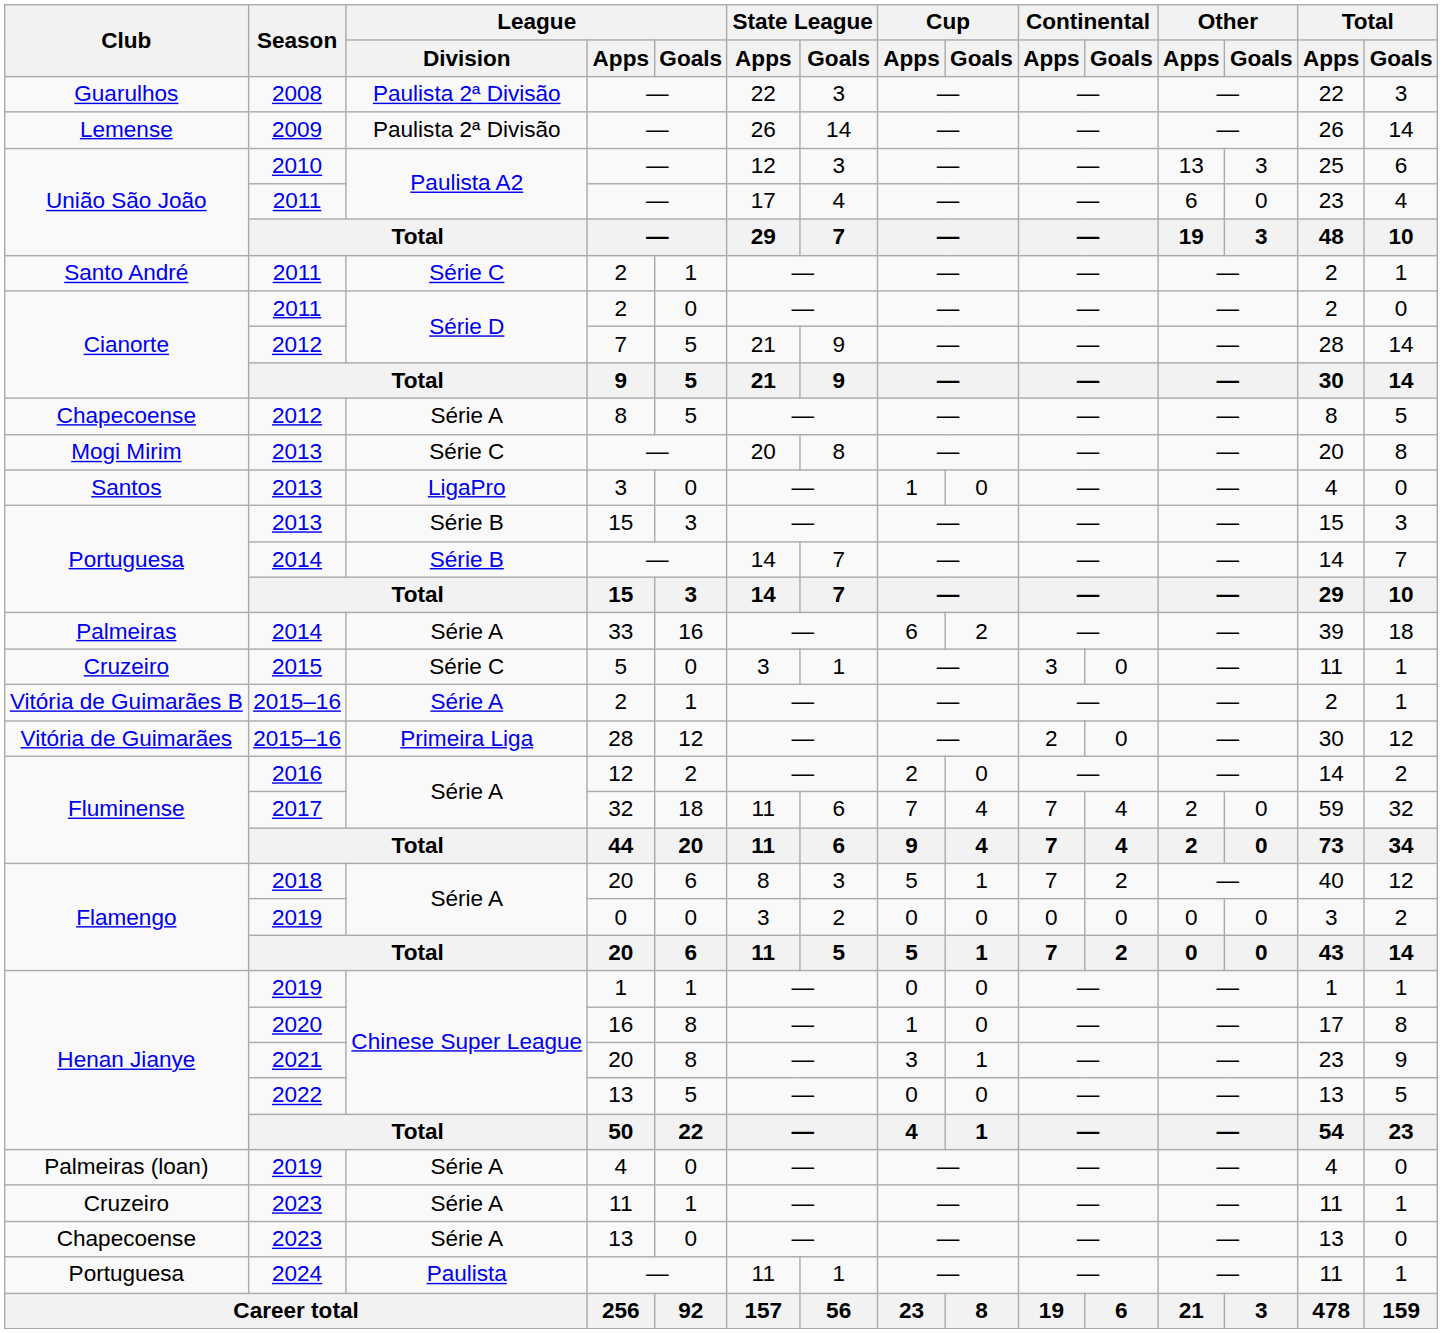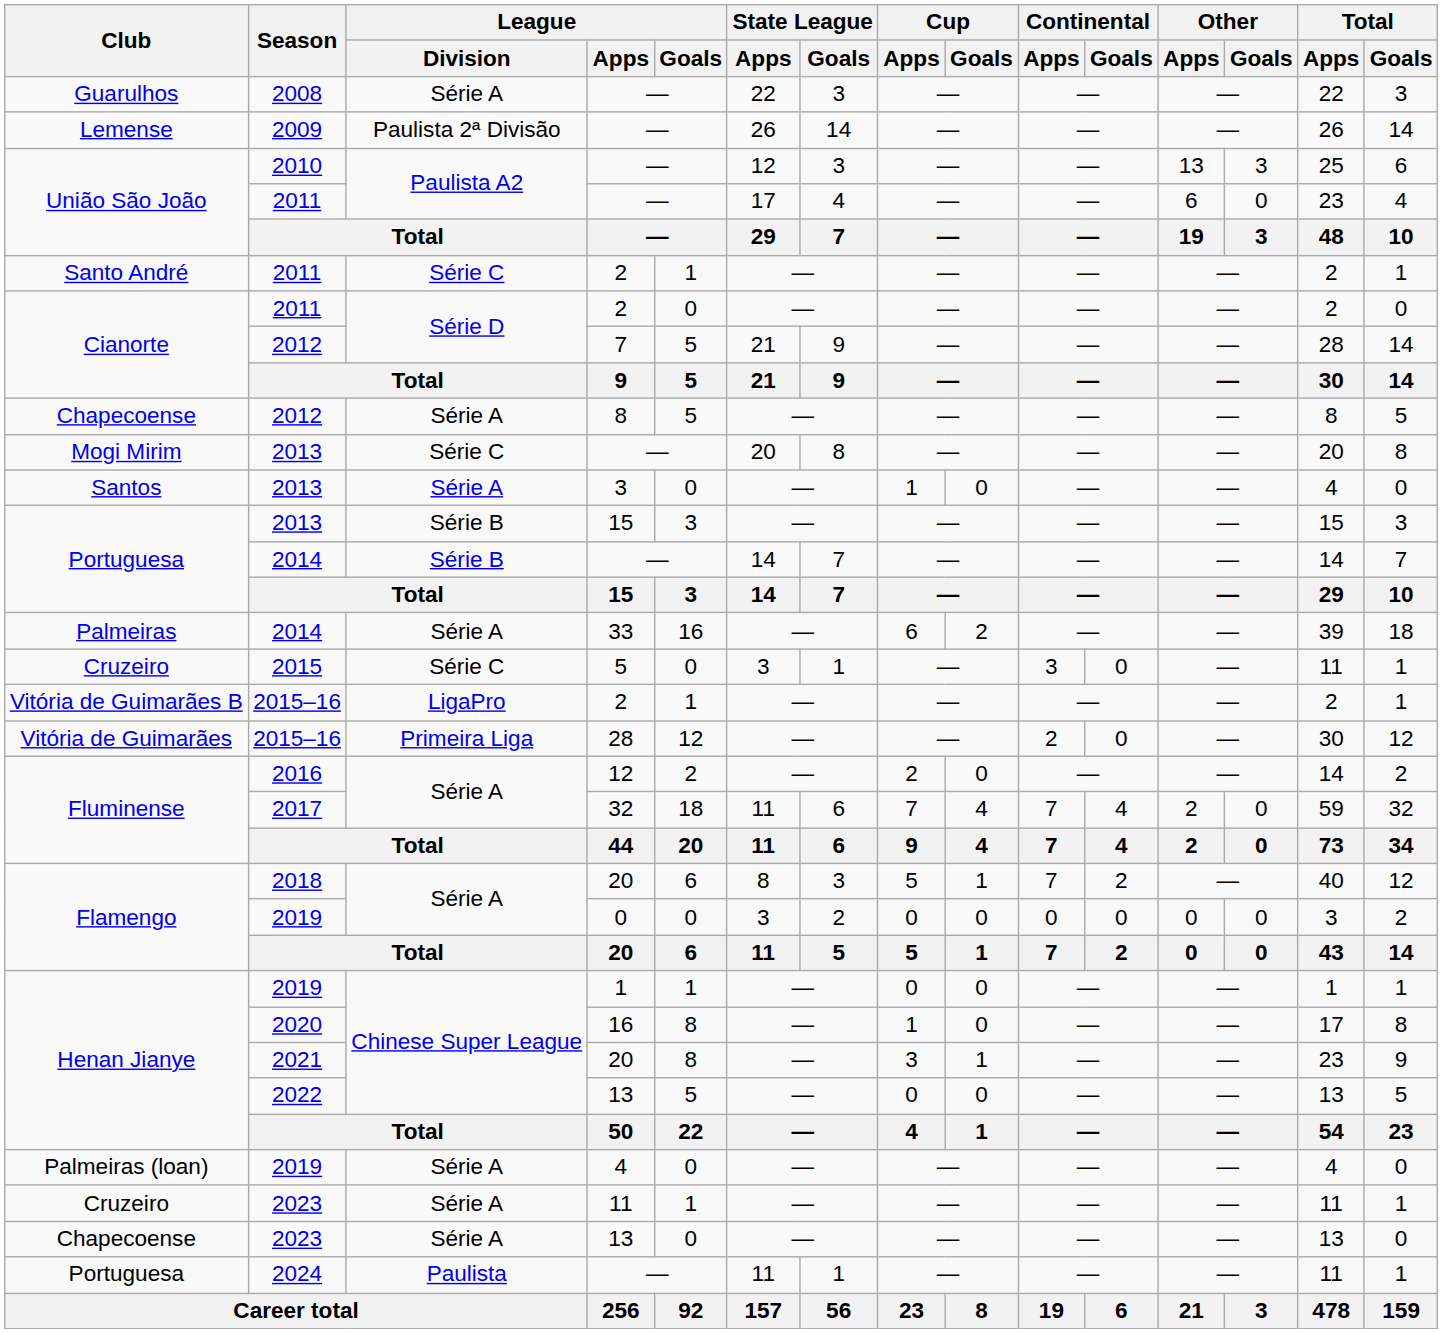(467, 93) Paulista 2ª Divisão -> (467, 93) Série A
(467, 487) LigaPro -> (467, 487) Série A
(467, 702) Série A -> (467, 702) LigaPro
